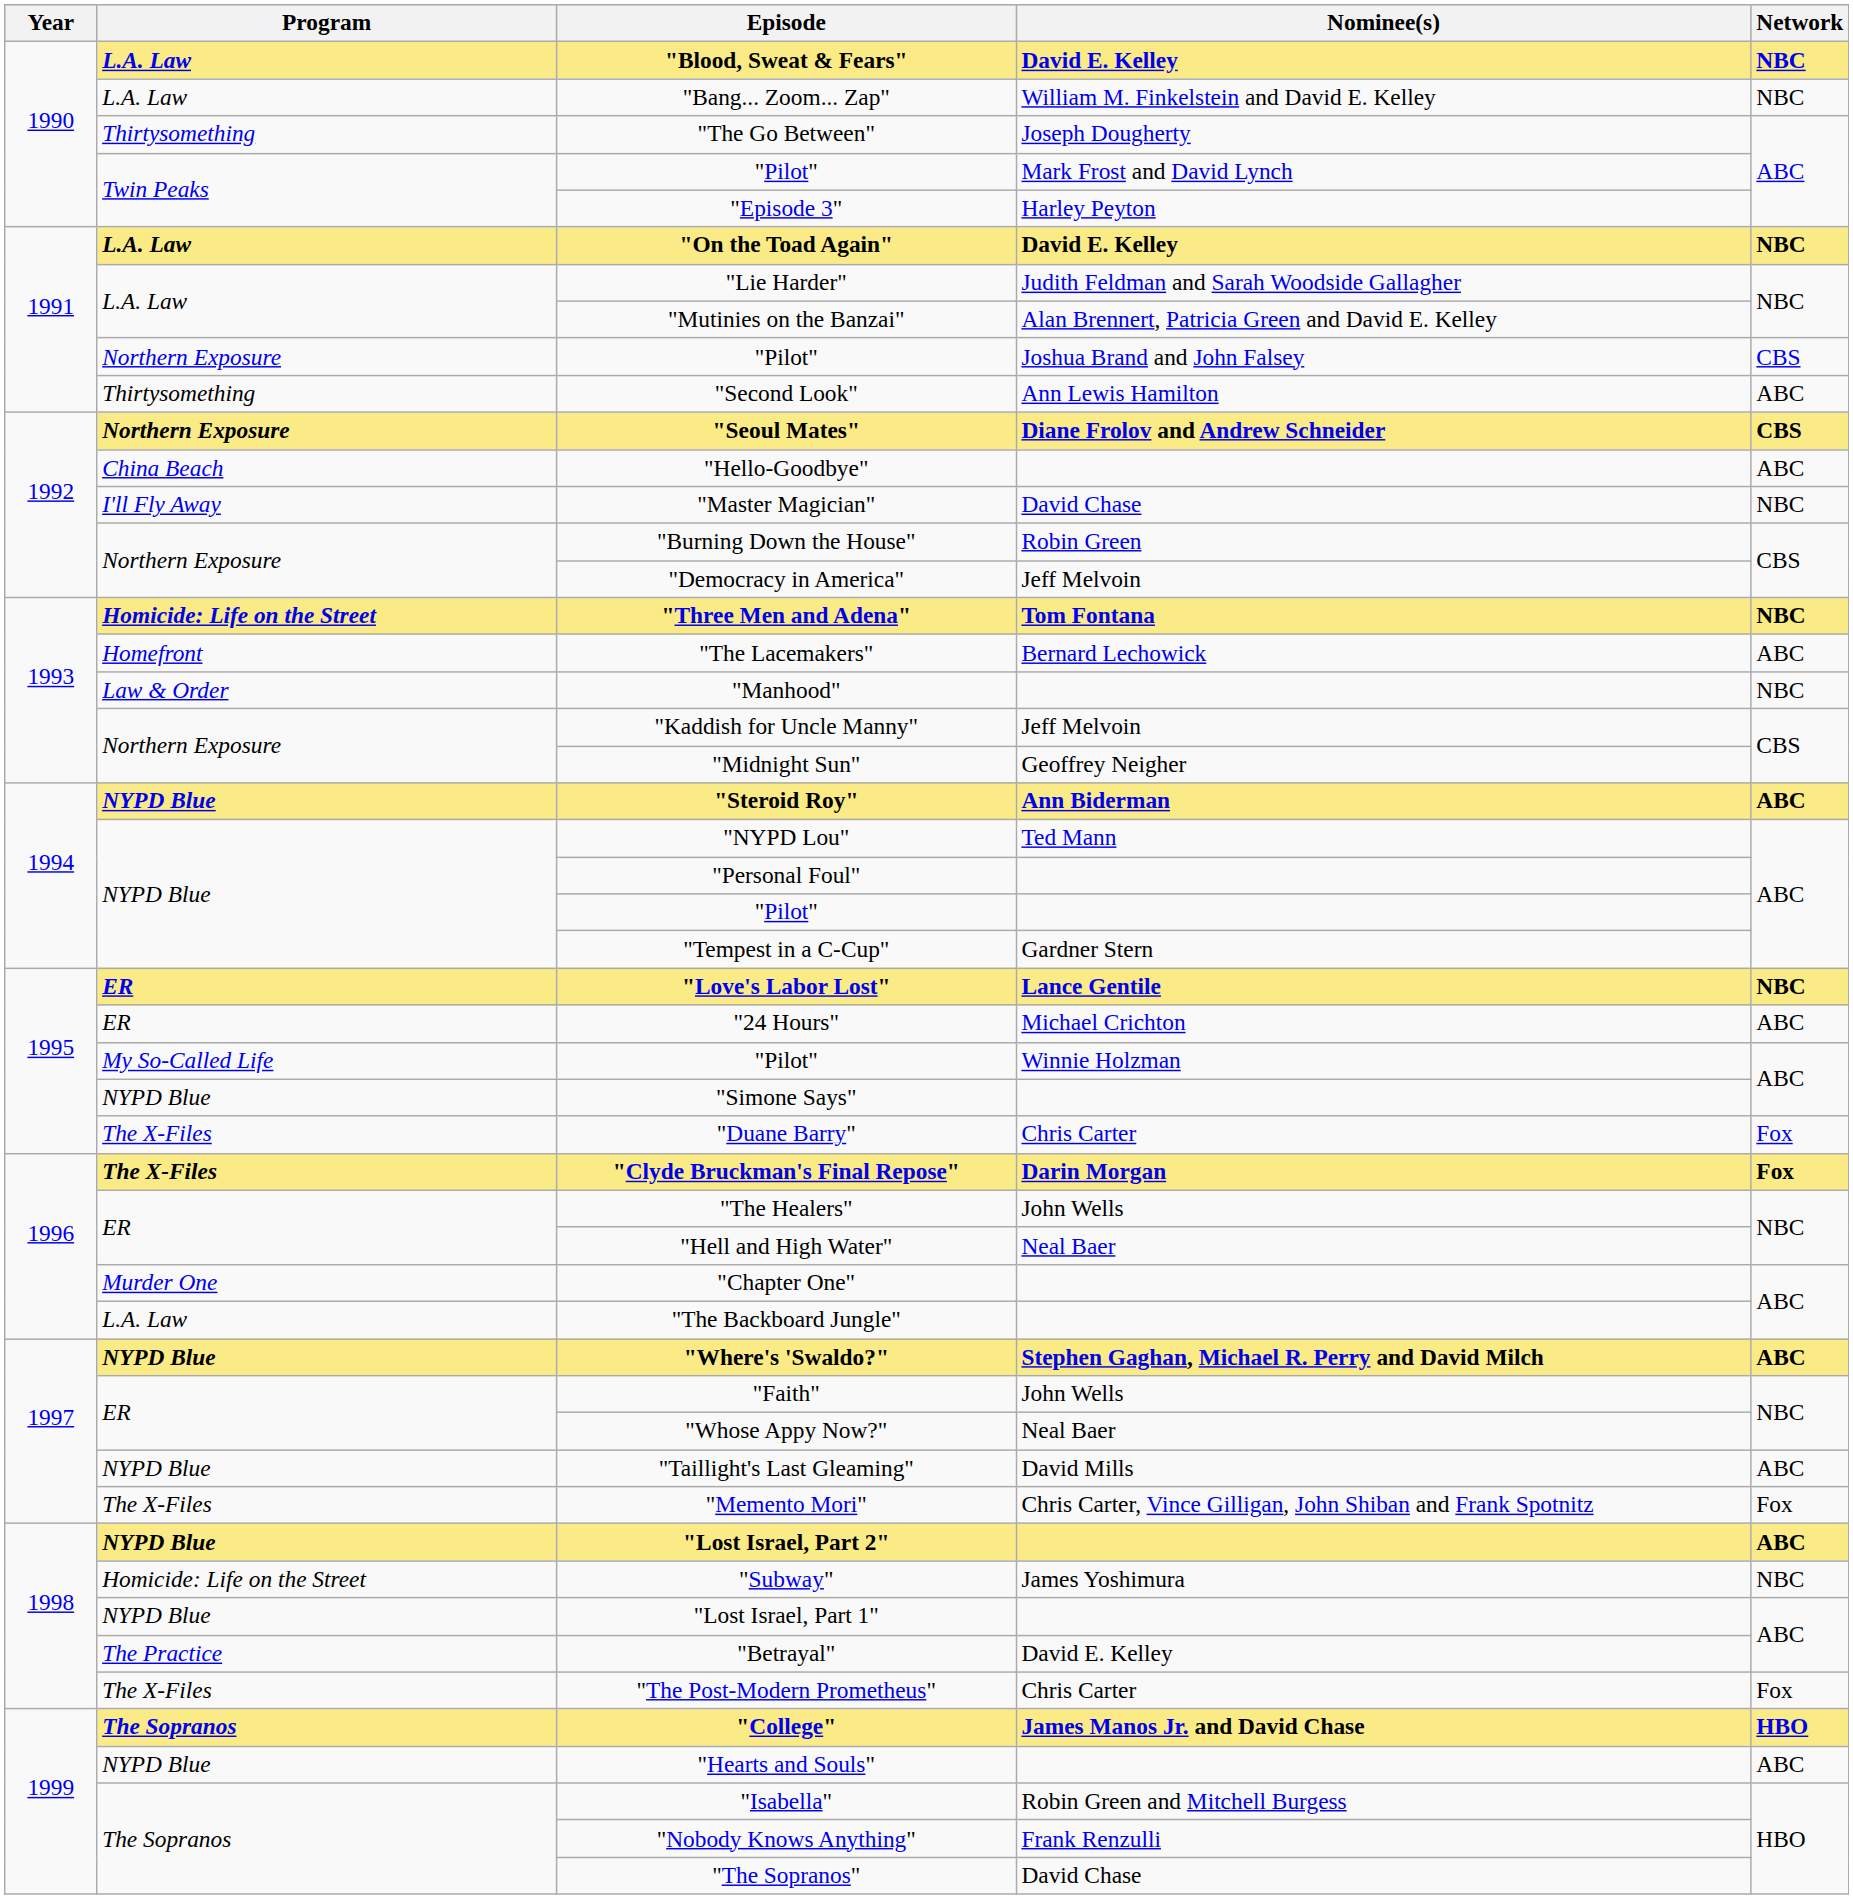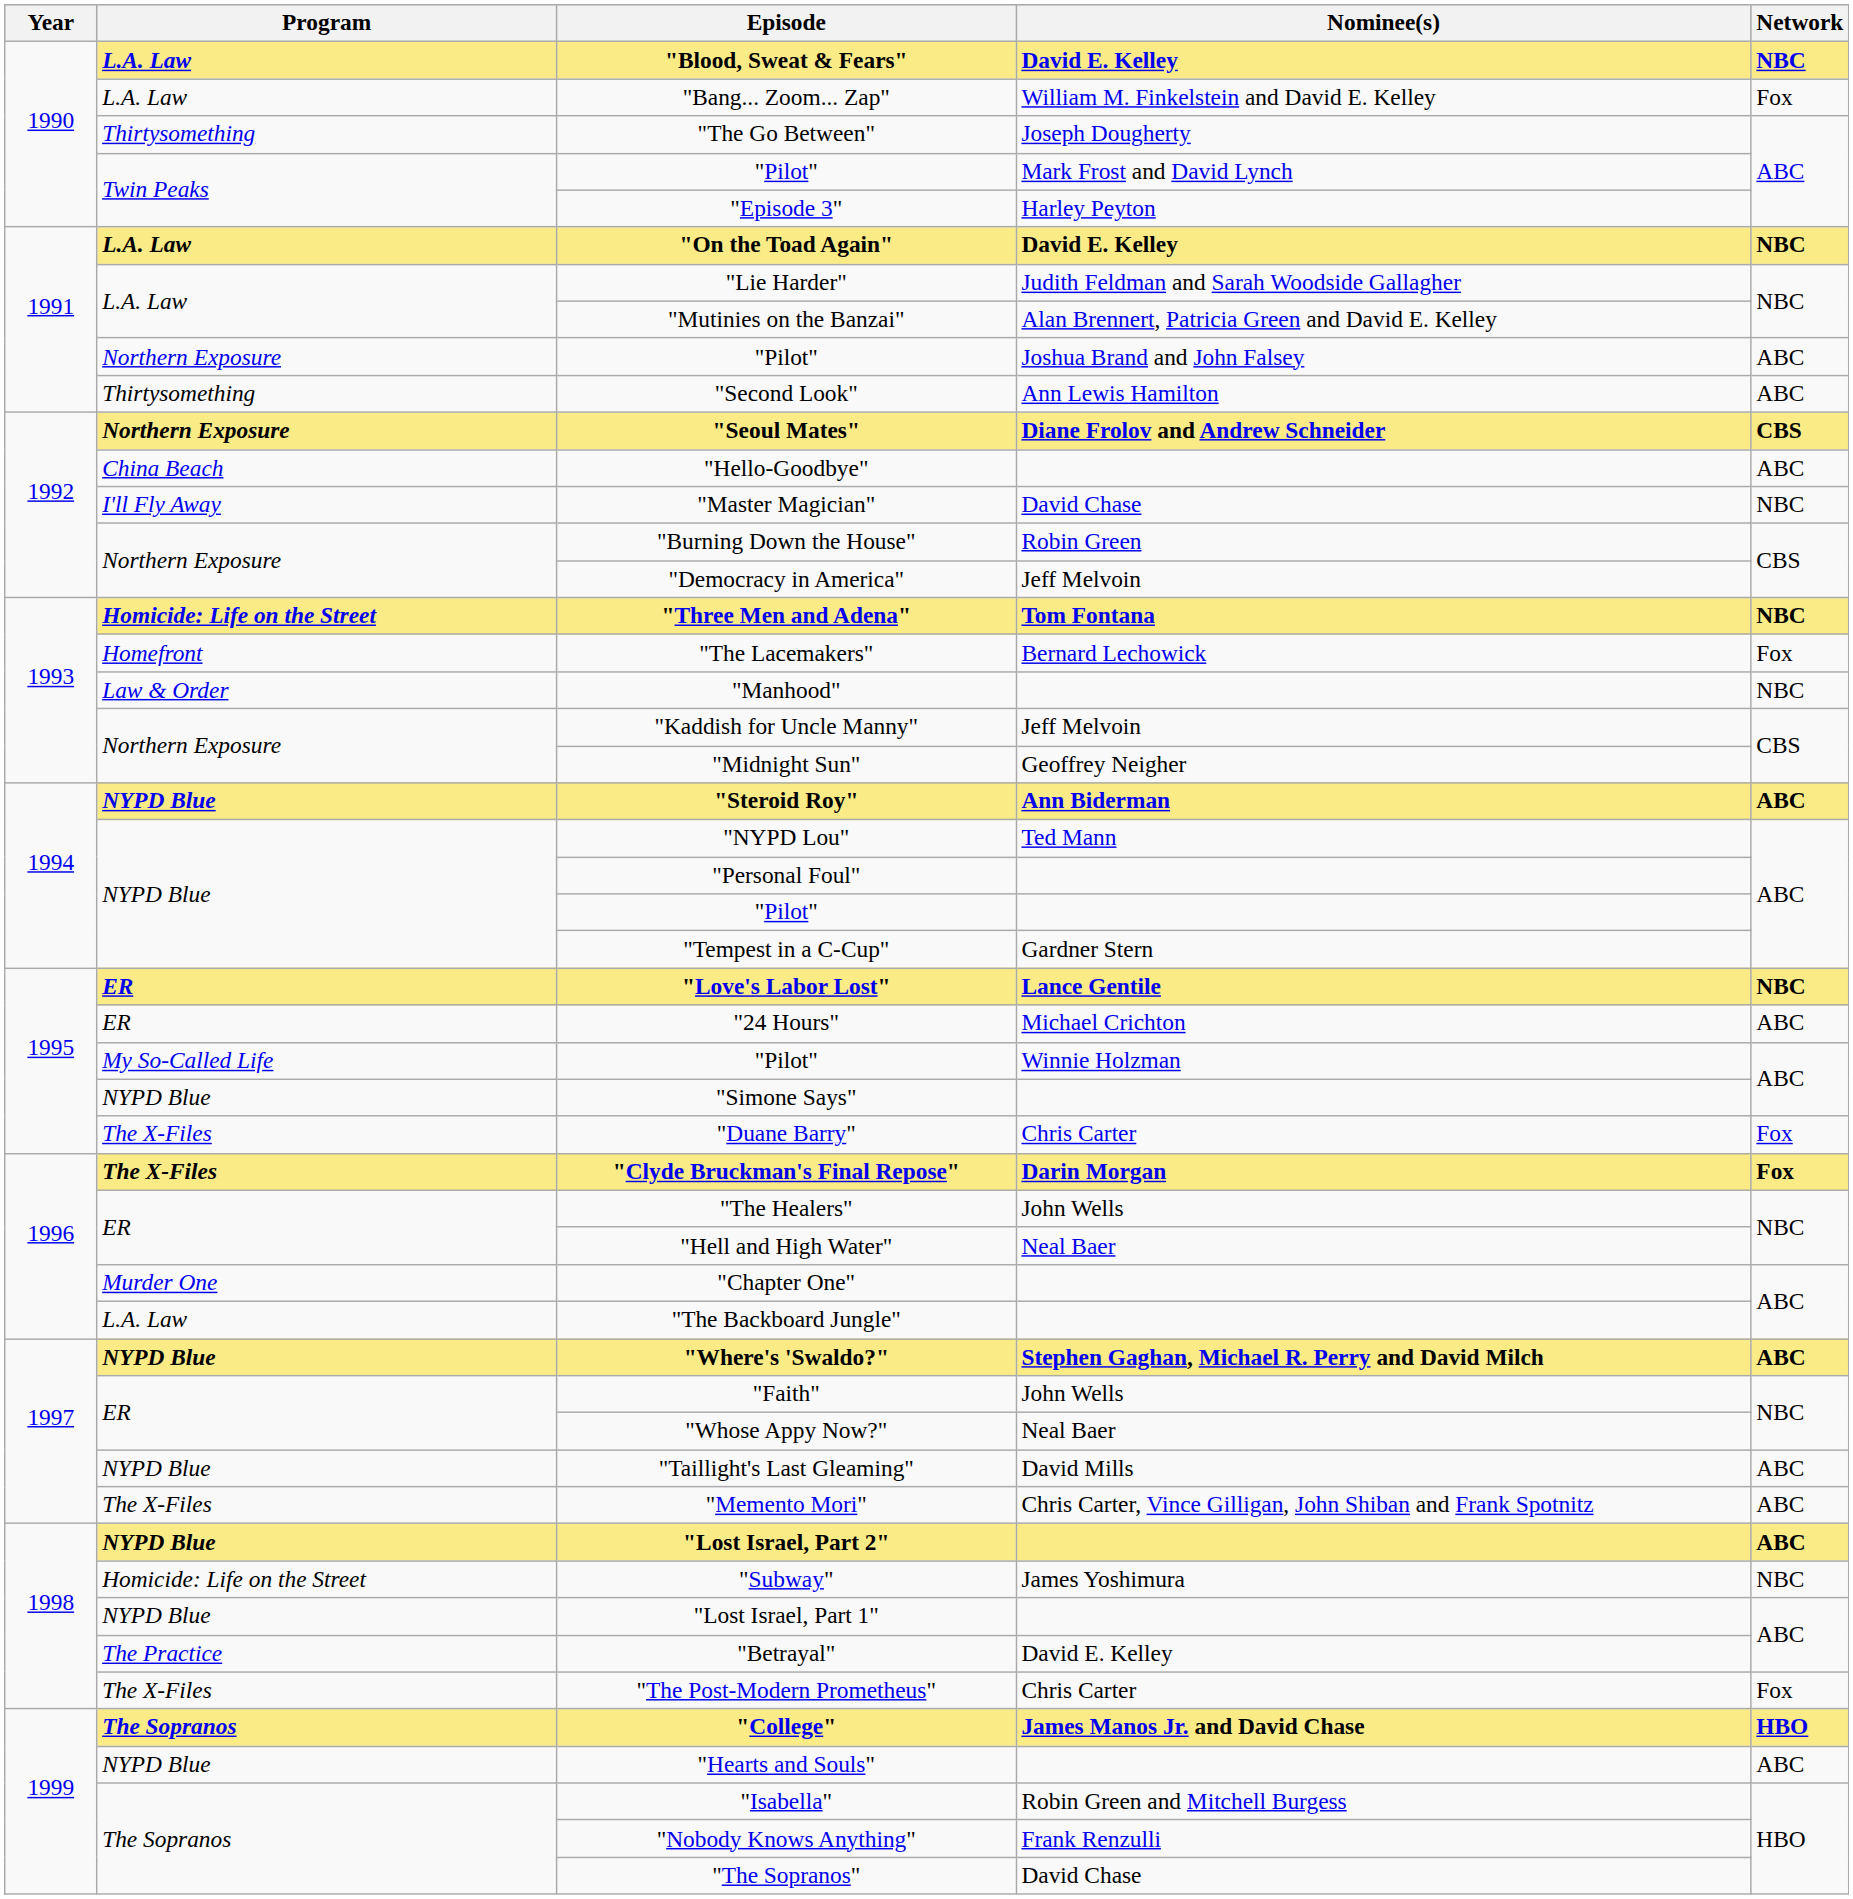(1780, 97) NBC -> (1775, 97) Fox
(1778, 356) CBS -> (1780, 356) ABC
(1780, 652) ABC -> (1775, 652) Fox
(1775, 1504) Fox -> (1780, 1504) ABC
